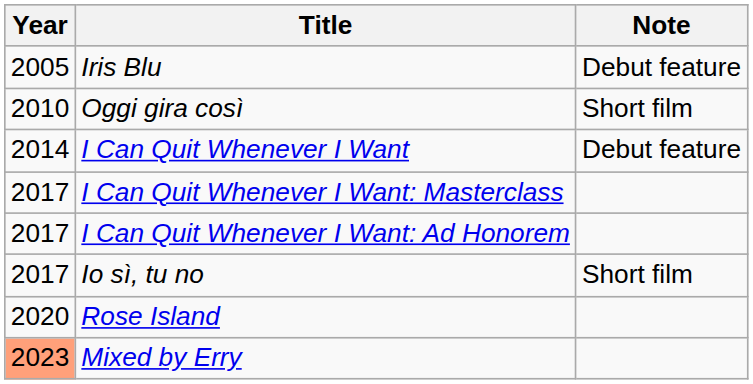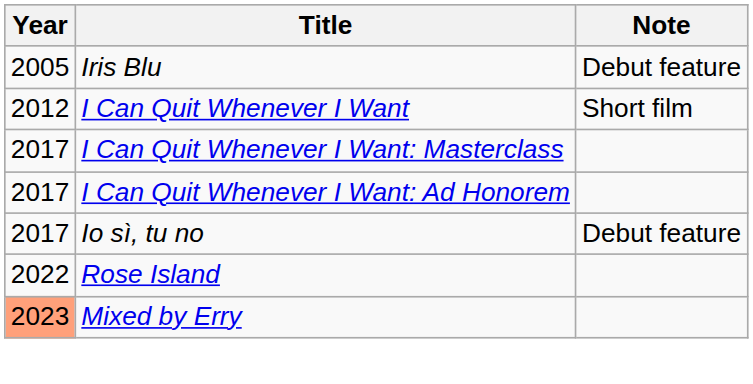- row: (162, 108)
(40, 150) 2014 -> (40, 108) 2012
(661, 150) Debut feature -> (637, 108) Short film
(637, 274) Short film -> (661, 233) Debut feature
(40, 316) 2020 -> (40, 274) 2022
